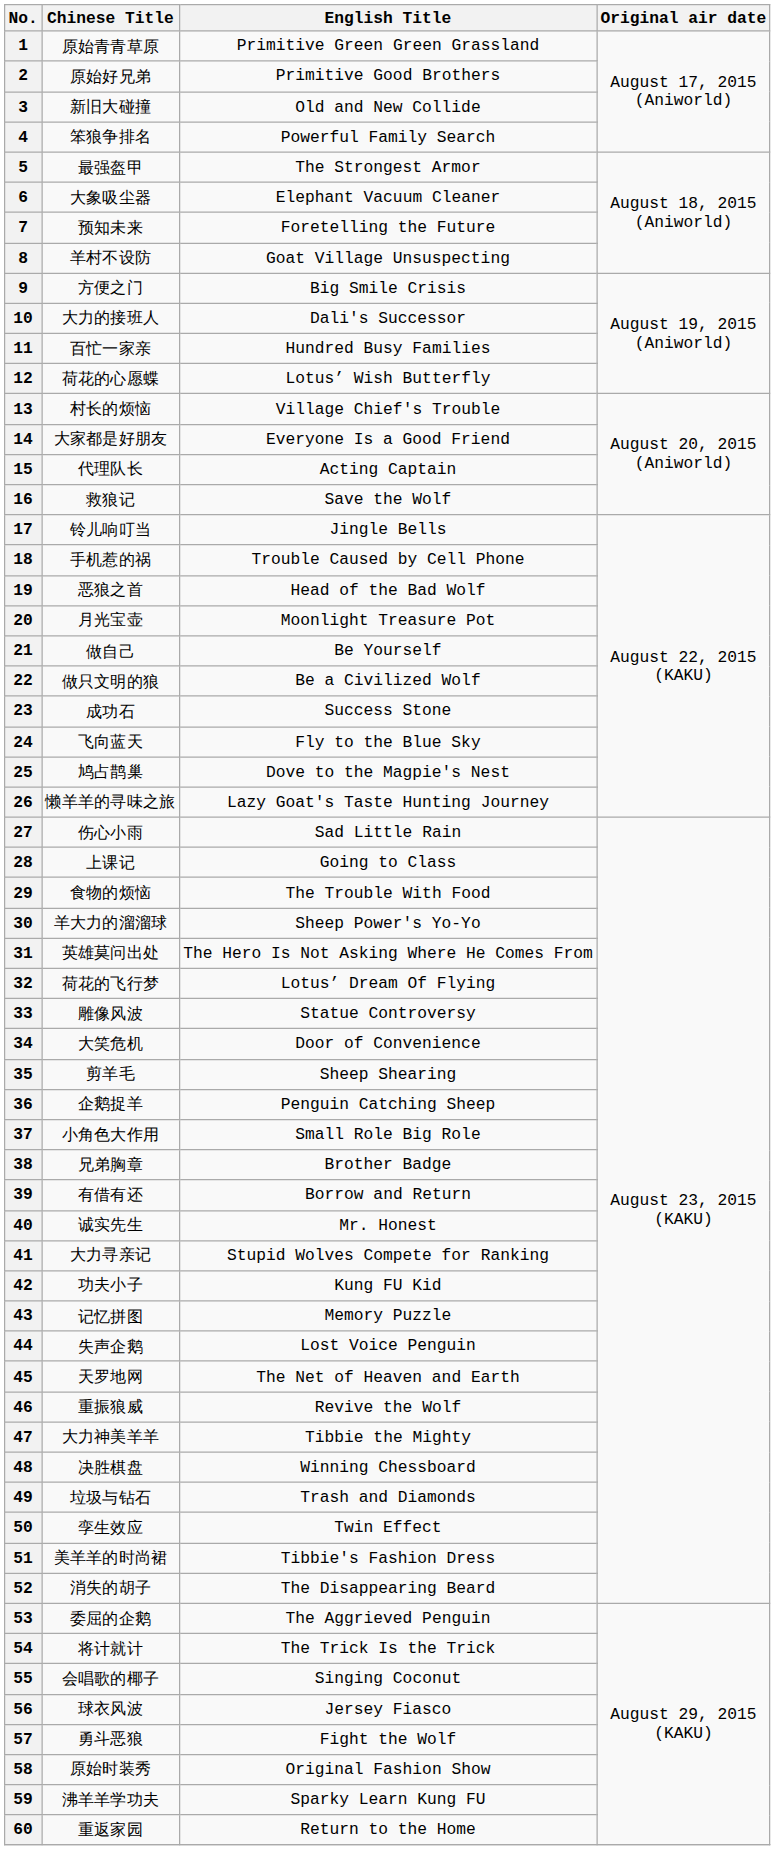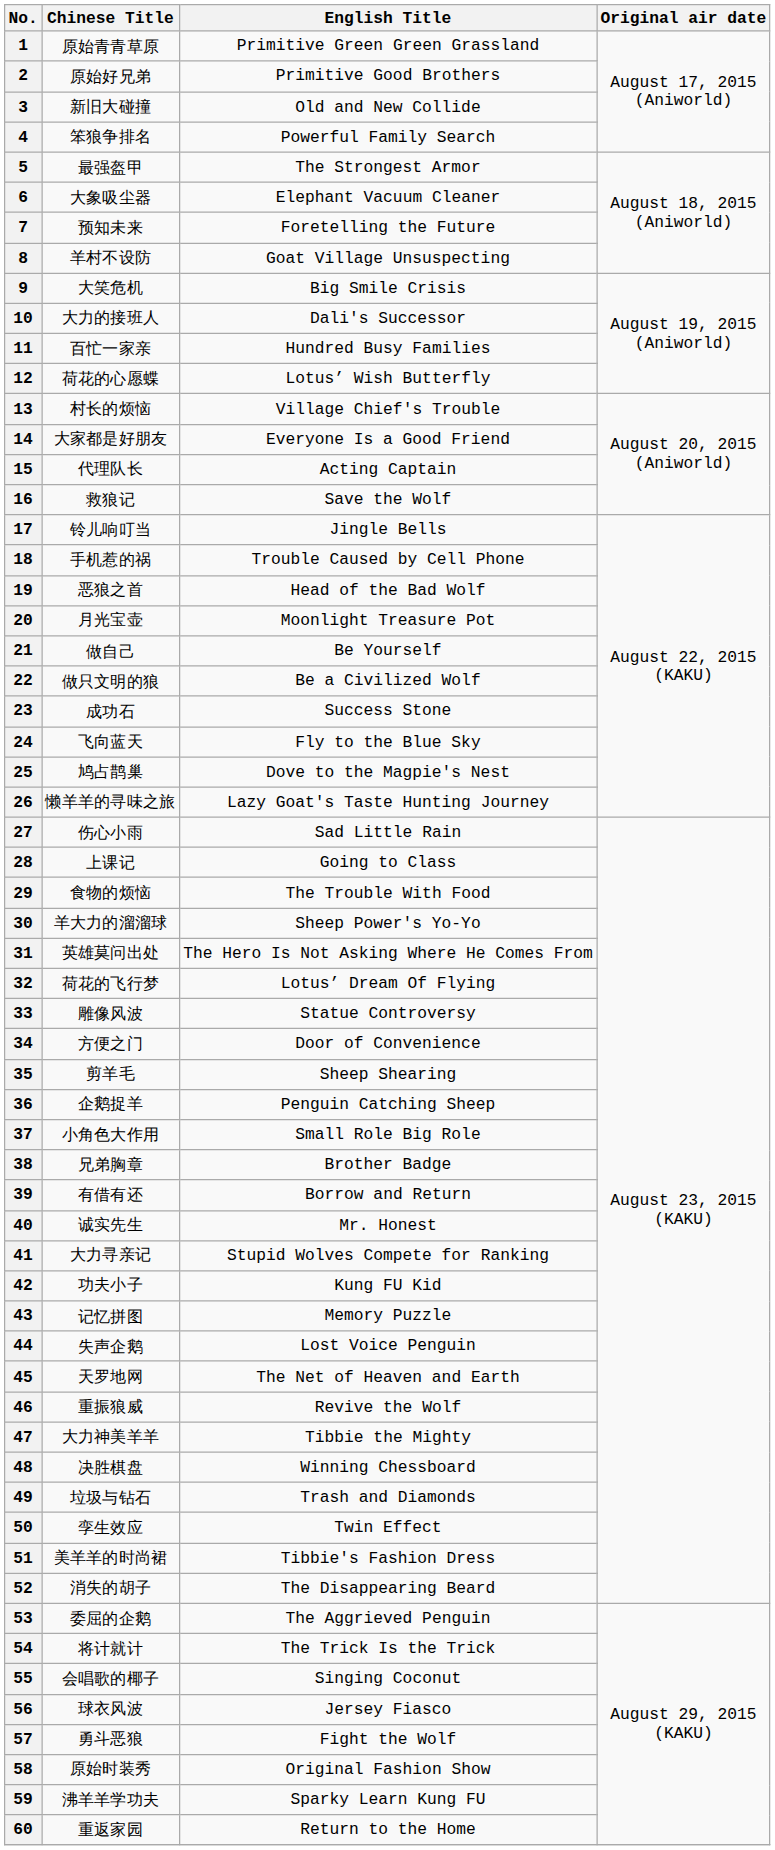(110, 289) 方便之门 -> (110, 289) 大笑危机
(110, 1045) 大笑危机 -> (110, 1045) 方便之门
